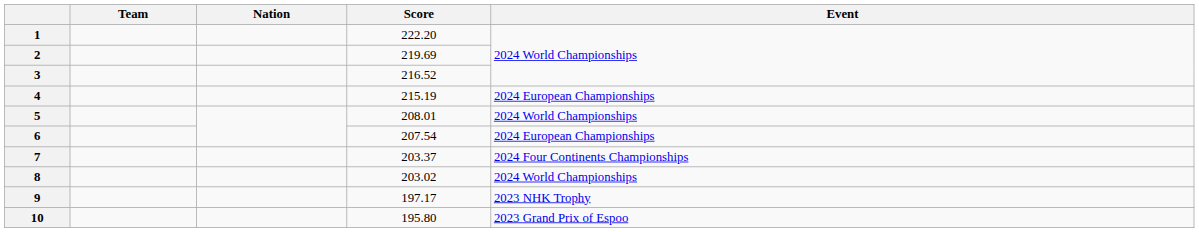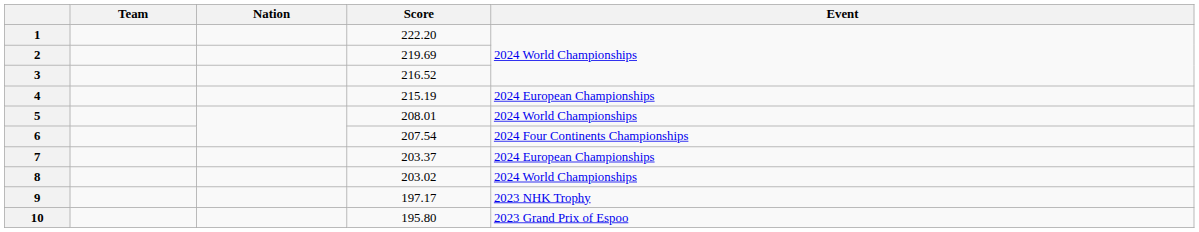(574, 136) 2024 European Championships -> (591, 136) 2024 Four Continents Championships
(591, 156) 2024 Four Continents Championships -> (574, 156) 2024 European Championships
